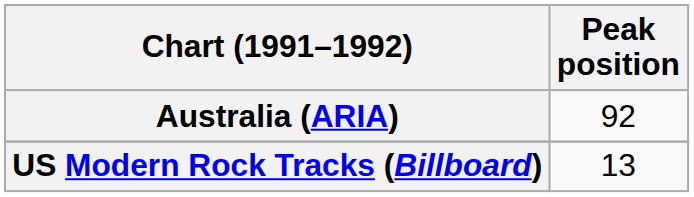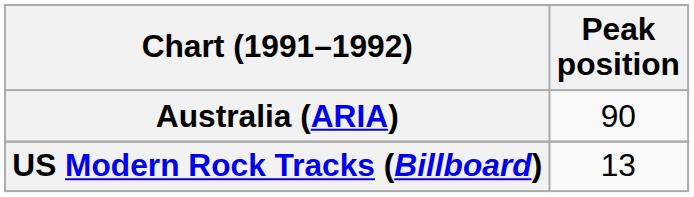(618, 115) 92 -> (618, 115) 90
